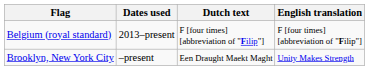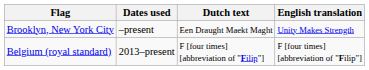rows swapped: (59, 35) <-> (60, 57)
